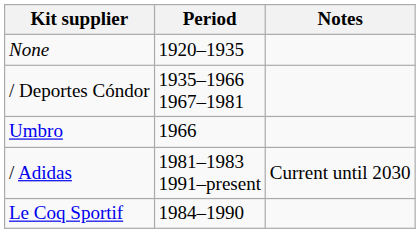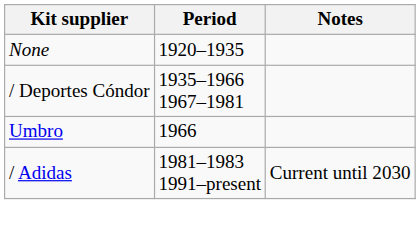- row: (66, 213)
